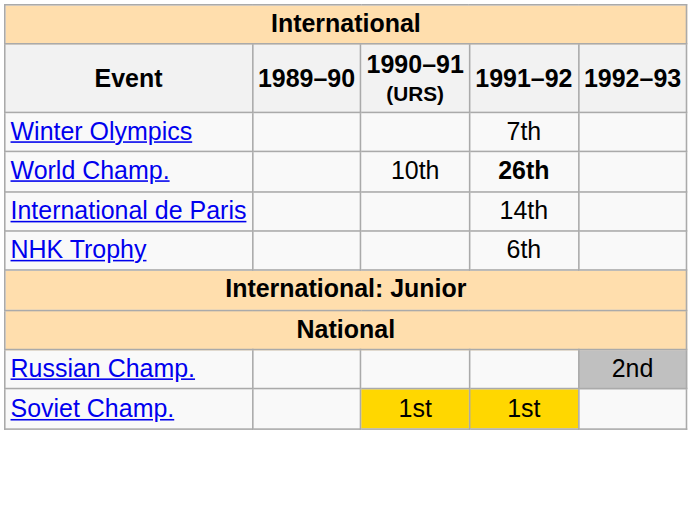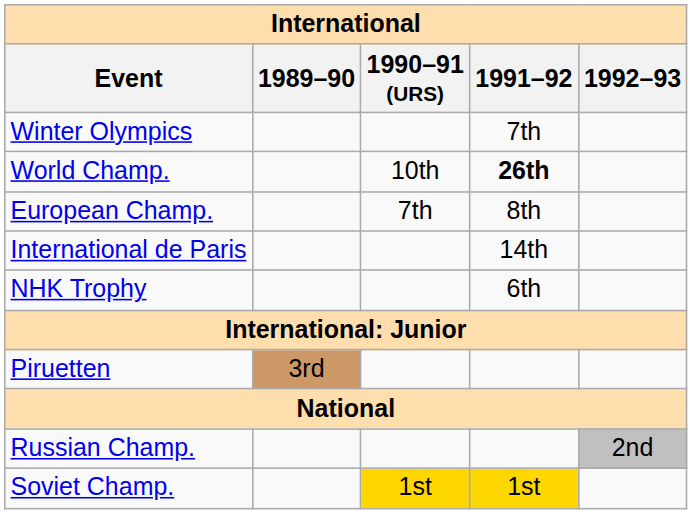+ row: (112, 210)
+ row: (60, 369)
